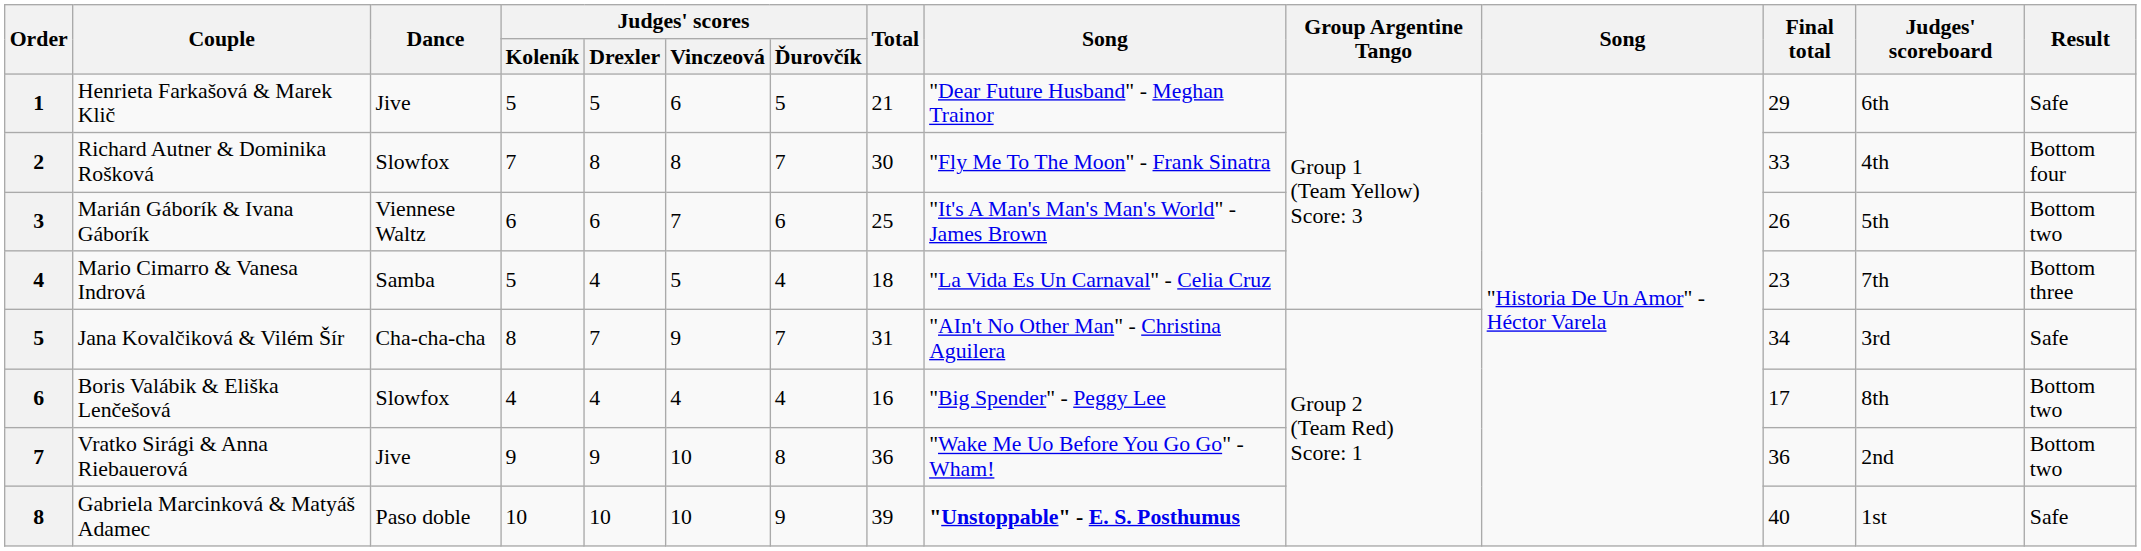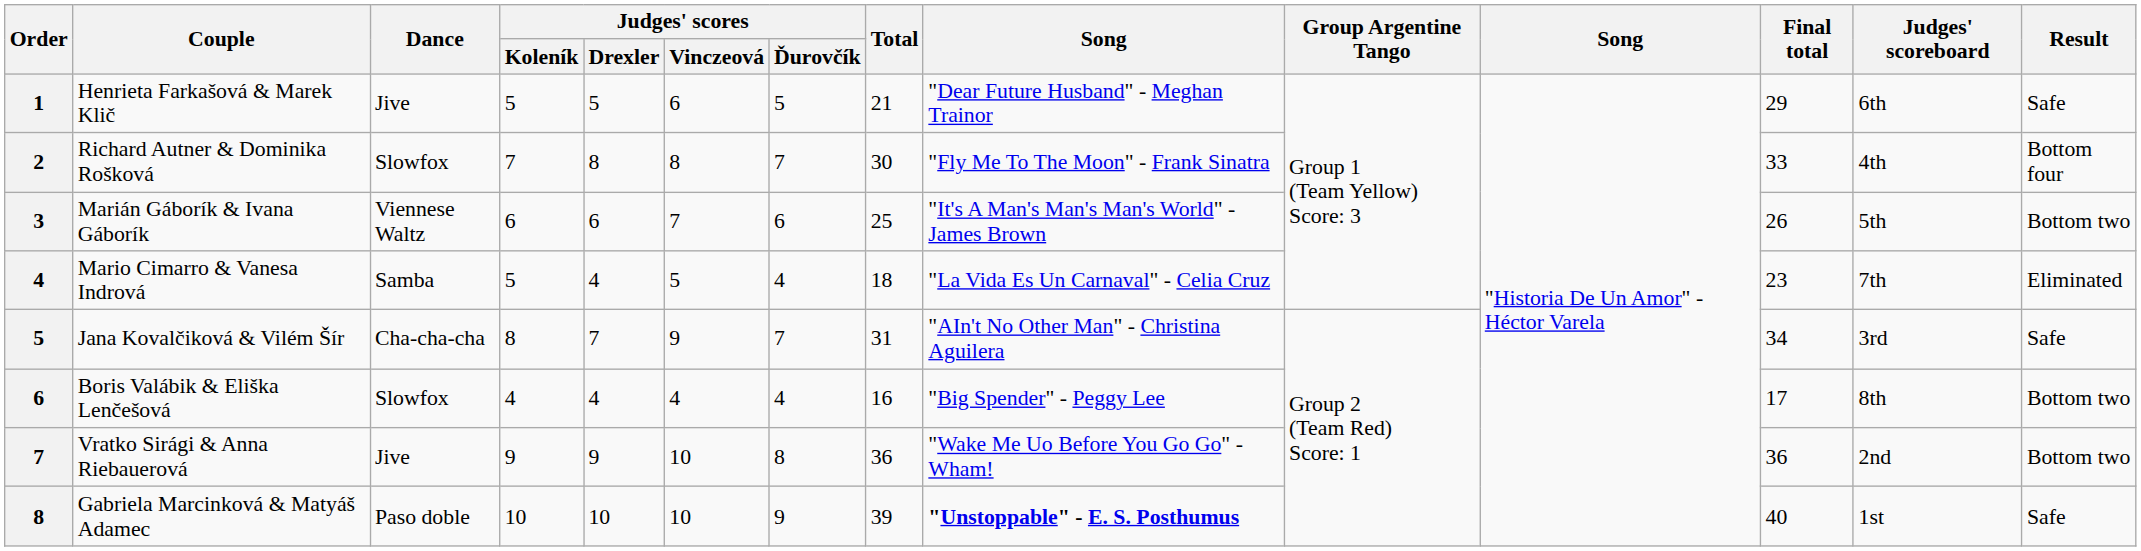(2062, 279) Bottom three -> (2075, 279) Eliminated
